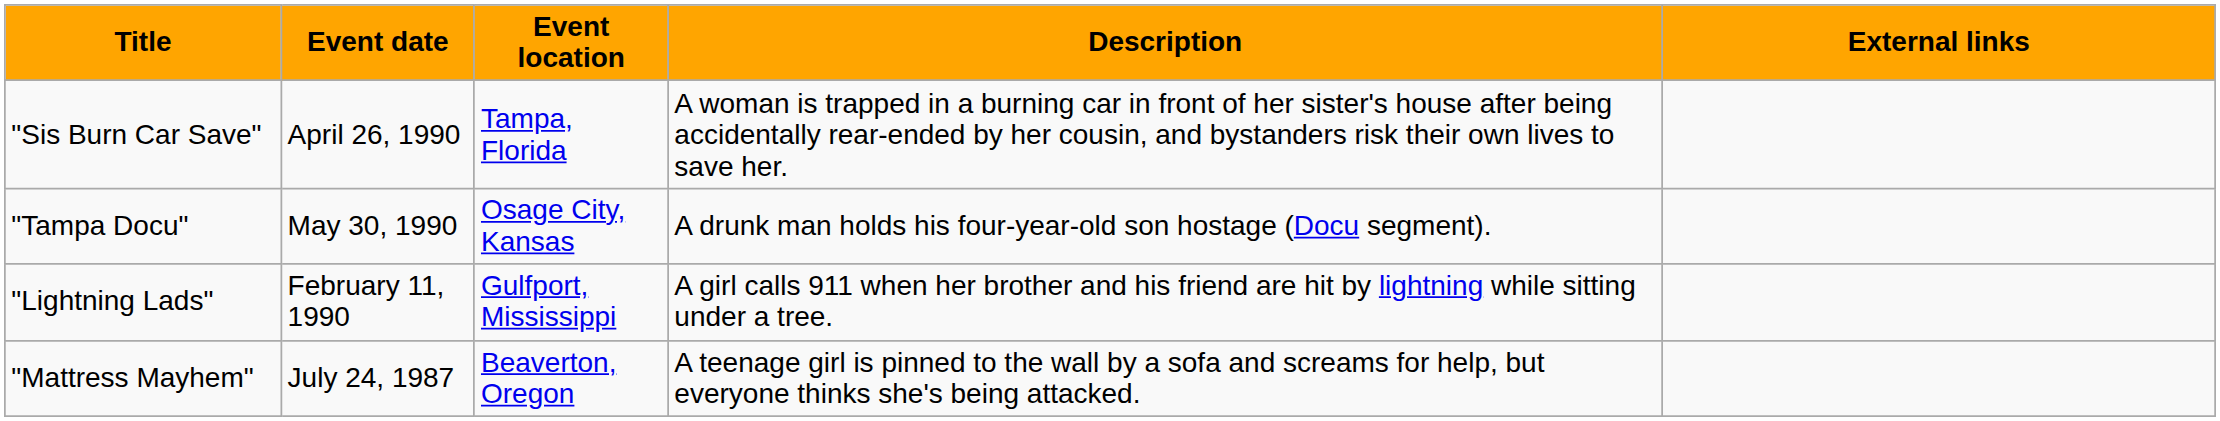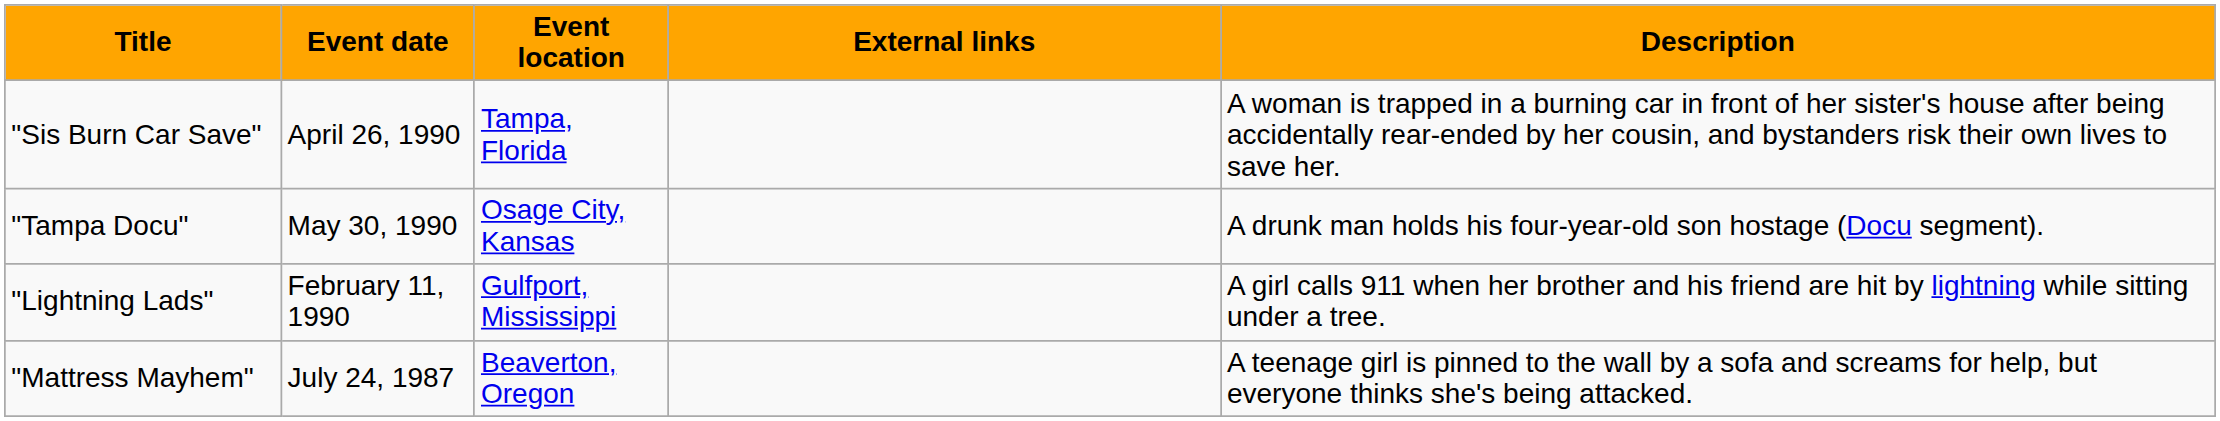columns swapped: (1165, 42) <-> (1939, 42)
